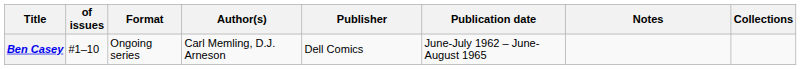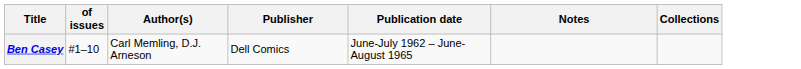- column: (145, 19)
